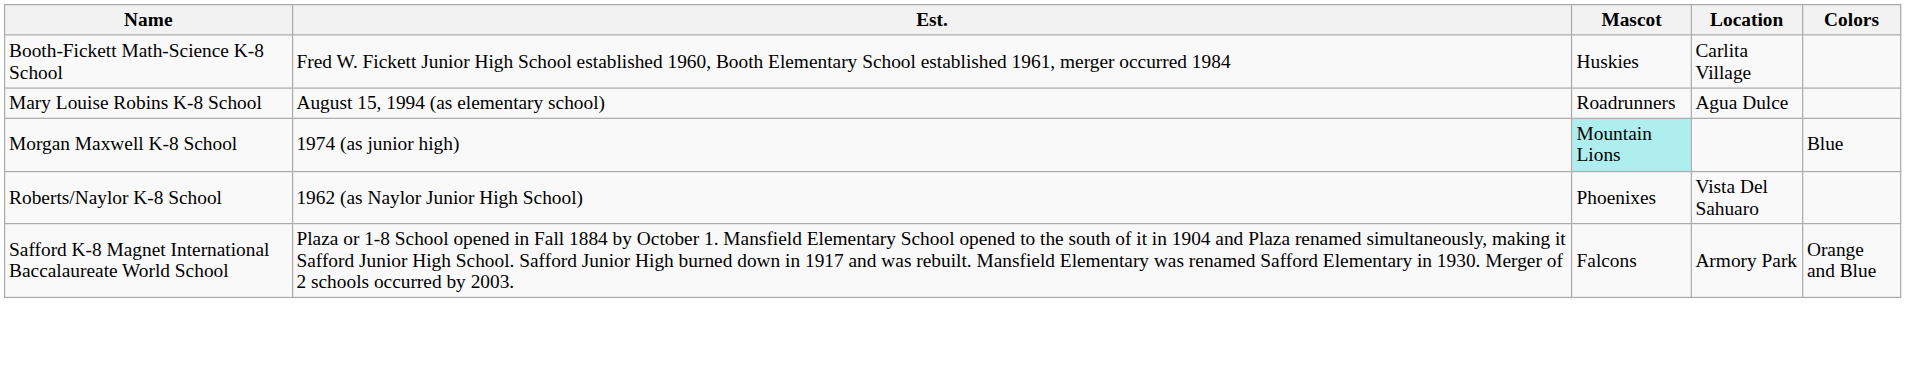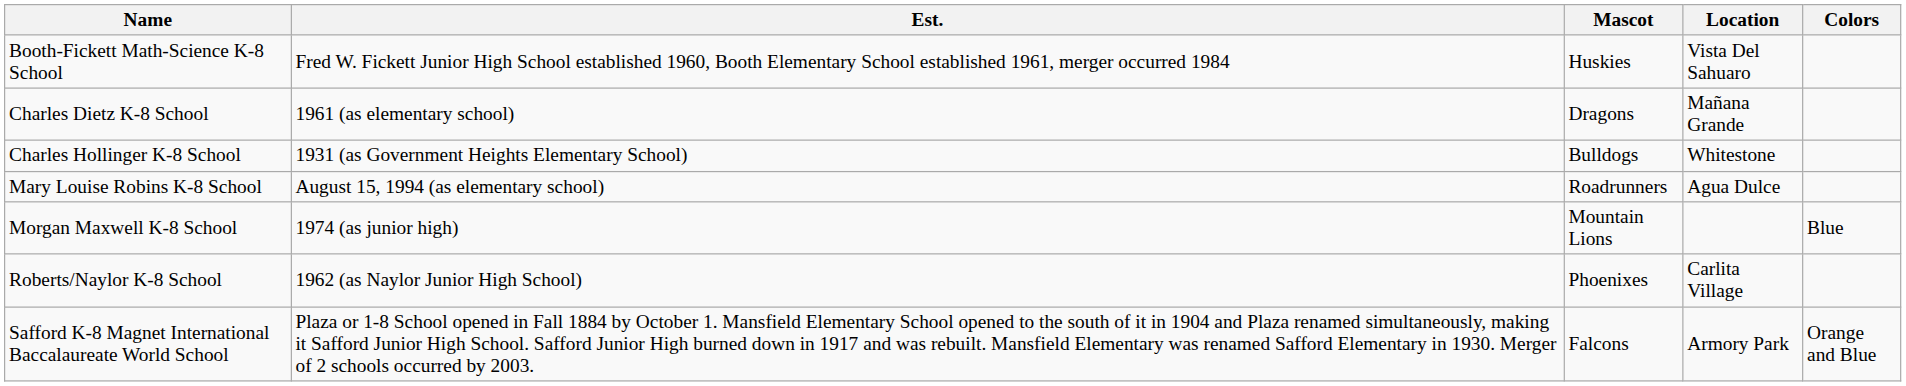(1723, 61) Carlita Village -> (1723, 61) Vista Del Sahuaro
+ row: (109, 113)
+ row: (125, 155)
(1614, 144) paleturquoise background -> (1606, 227) no background
(1732, 197) Vista Del Sahuaro -> (1715, 280) Carlita Village
